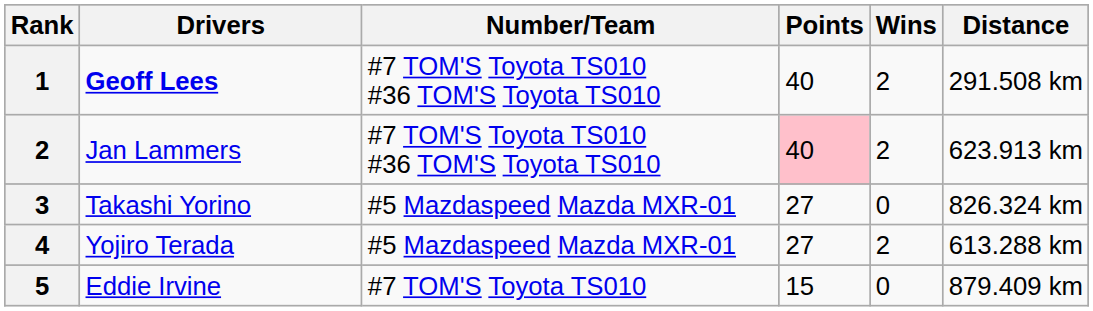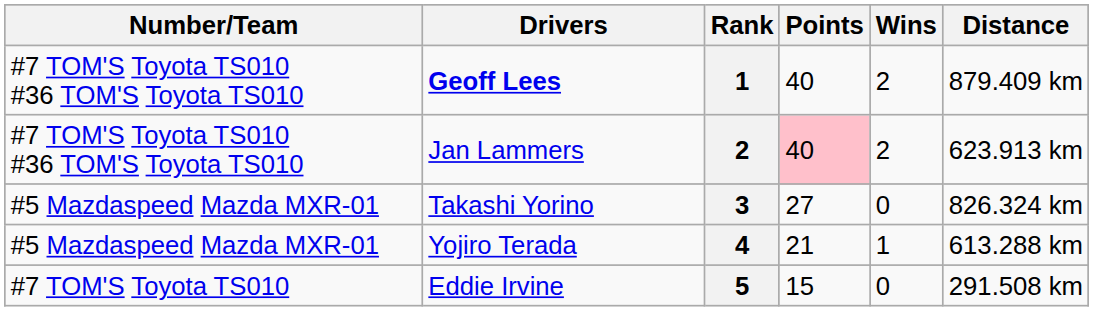columns swapped: (42, 25) <-> (571, 25)
(1016, 80) 291.508 km -> (1016, 80) 879.409 km
(800, 245) 27 -> (800, 245) 21
(883, 245) 2 -> (883, 245) 1
(1016, 286) 879.409 km -> (1016, 286) 291.508 km
